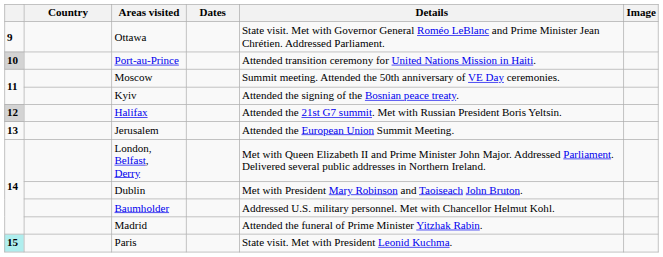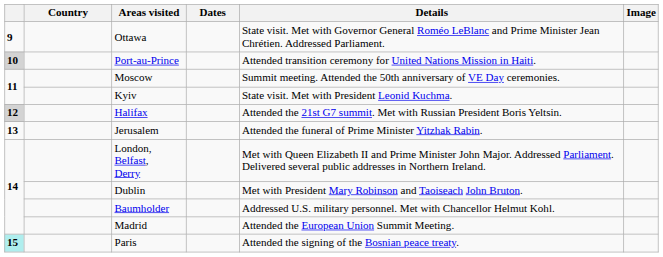(350, 95) Attended the signing of the Bosnian peace treaty. -> (347, 95) State visit. Met with President Leonid Kuchma.
(348, 130) Attended the European Union Summit Meeting. -> (362, 130) Attended the funeral of Prime Minister Yitzhak Rabin.
(362, 225) Attended the funeral of Prime Minister Yitzhak Rabin. -> (348, 225) Attended the European Union Summit Meeting.
(347, 243) State visit. Met with President Leonid Kuchma. -> (350, 243) Attended the signing of the Bosnian peace treaty.
